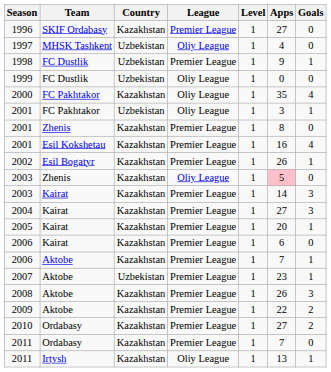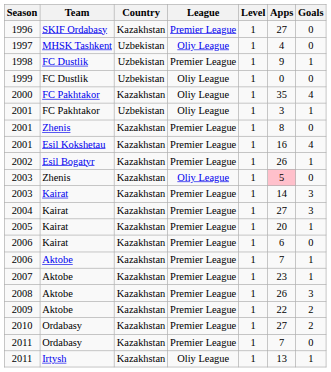(141, 276) Uzbekistan -> (141, 276) Kazakhstan
